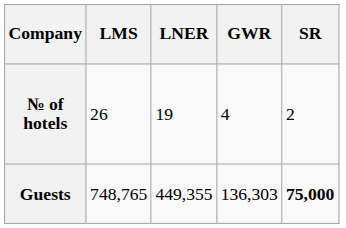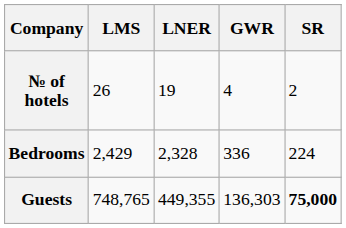+ row: (47, 153)
